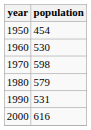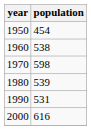(42, 47) 530 -> (42, 47) 538
(42, 82) 579 -> (42, 82) 539
